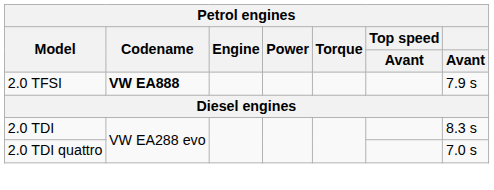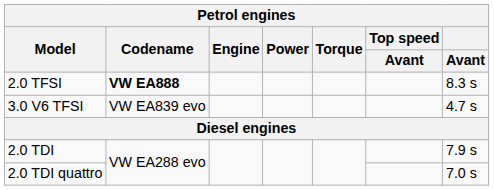(461, 83) 7.9 s -> (461, 83) 8.3 s
+ row: (46, 106)
(461, 128) 8.3 s -> (461, 151) 7.9 s
